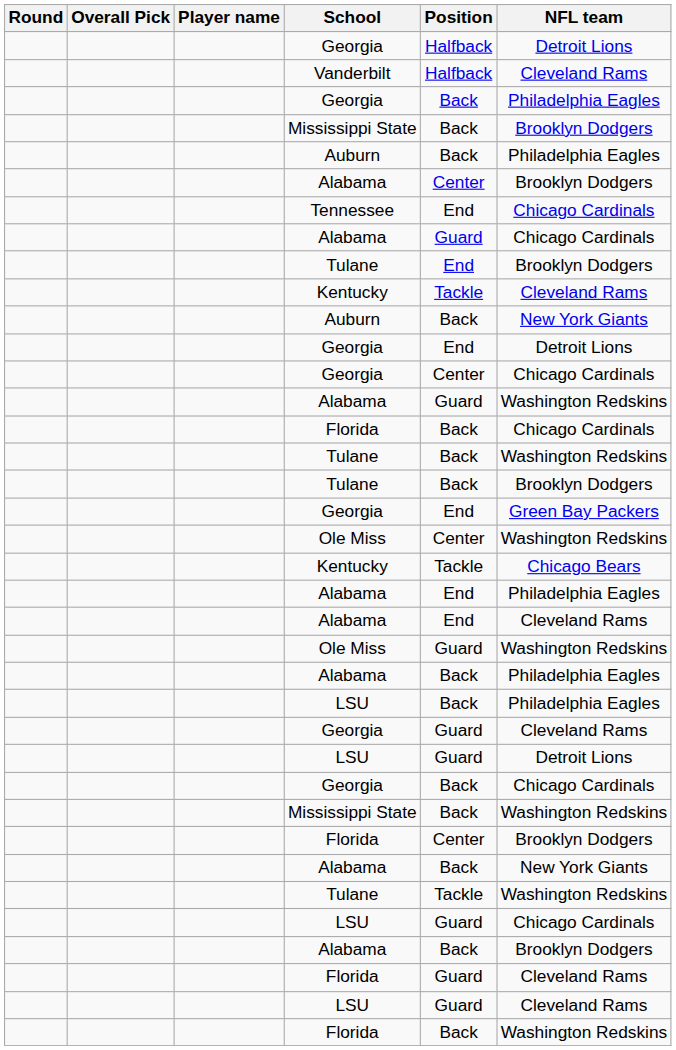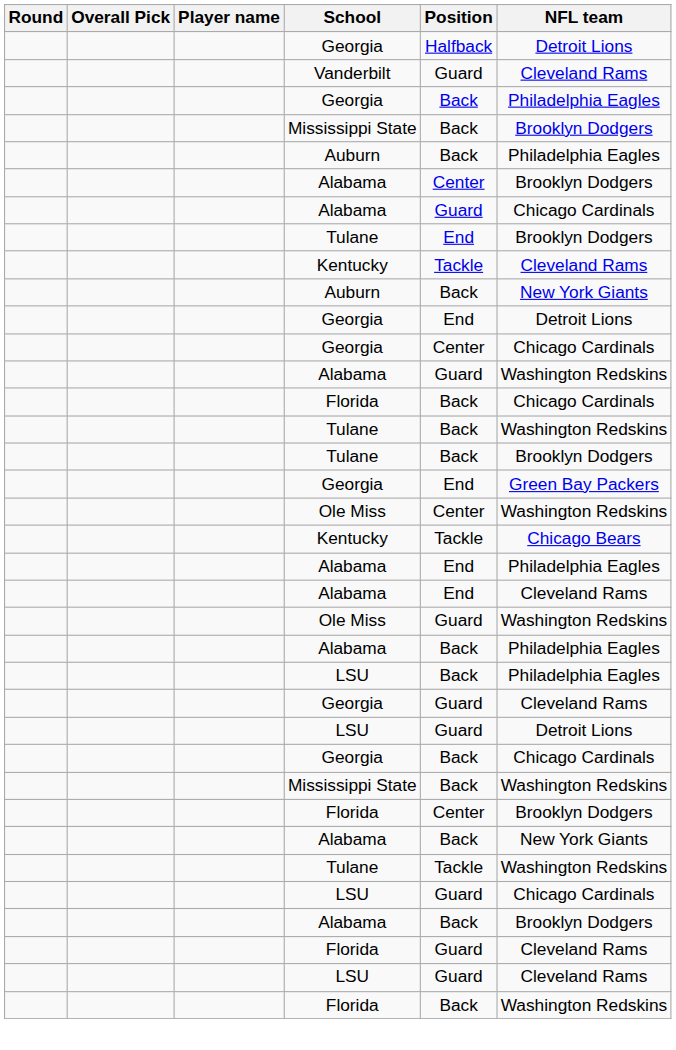(459, 73) Halfback -> (459, 73) Guard
- row: (36, 210)
